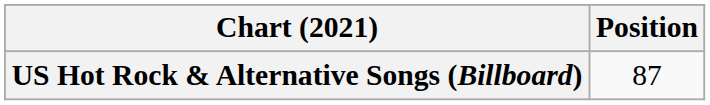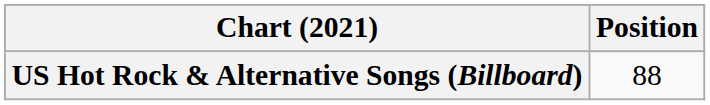(647, 74) 87 -> (647, 74) 88
